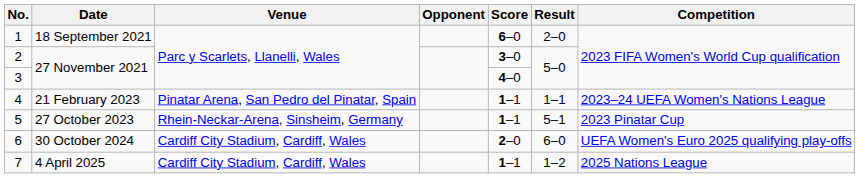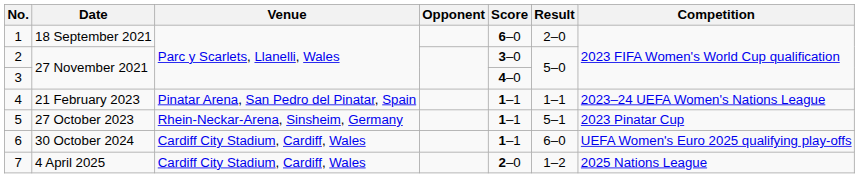(510, 141) 2–0 -> (510, 141) 1–1
(510, 162) 1–1 -> (510, 162) 2–0
